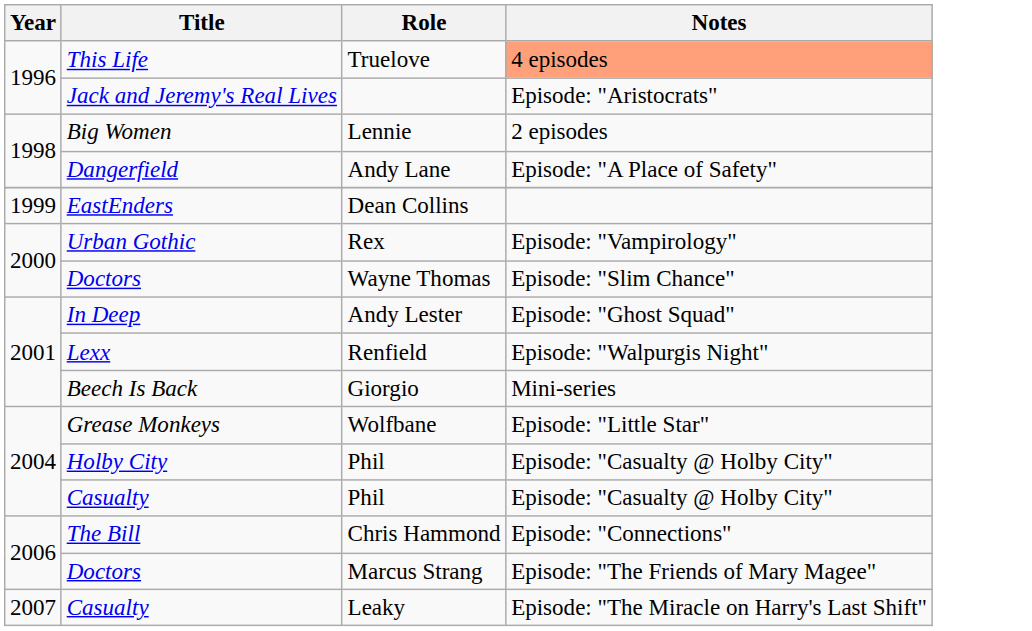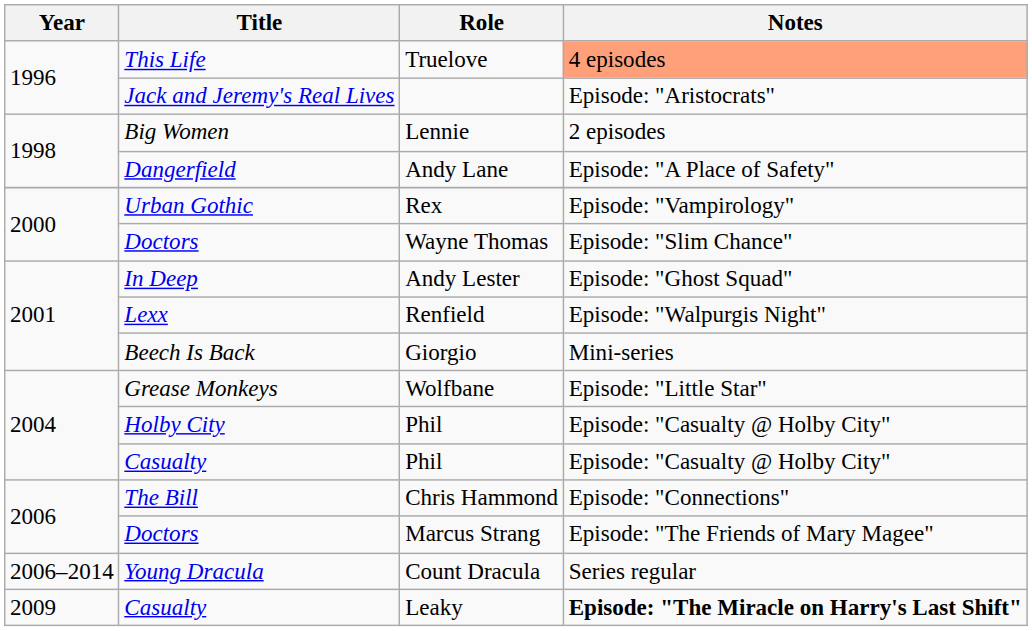- row: (120, 205)
+ row: (194, 570)
(33, 607) 2007 -> (33, 607) 2009
(719, 607) normal -> (795, 607) bold
